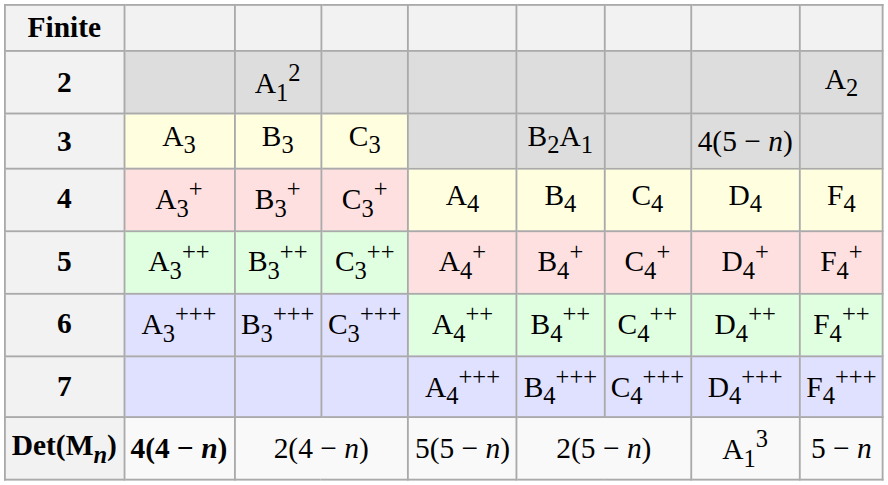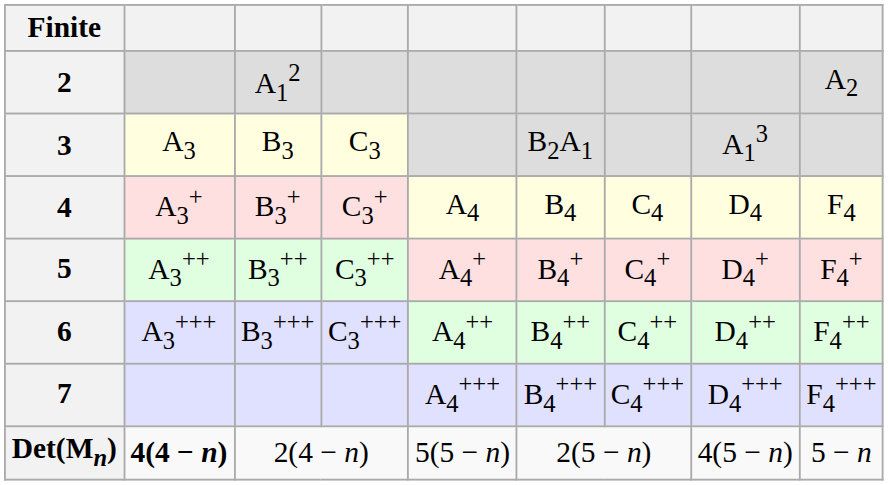(745, 140) 4(5 − n) -> (745, 144) A13
(745, 448) A13 -> (745, 452) 4(5 − n)
